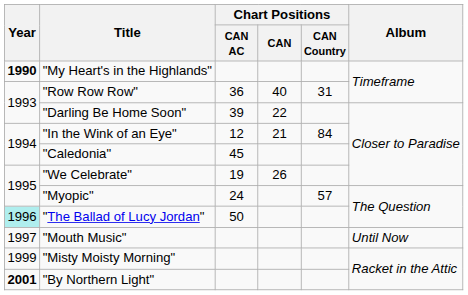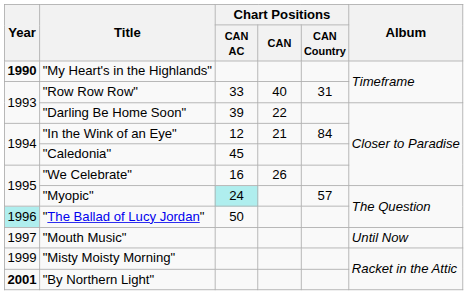(236, 92) 36 -> (236, 92) 33
(236, 175) 19 -> (236, 175) 16
(236, 196) no background -> (236, 196) paleturquoise background
